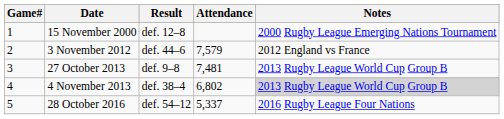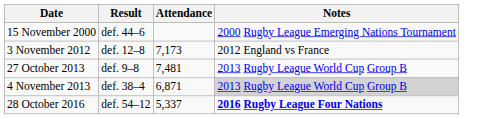- column: (25, 13)
(164, 31) def. 12–8 -> (123, 31) def. 44–6
(164, 50) def. 44–6 -> (123, 50) def. 12–8
(209, 50) 7,579 -> (169, 50) 7,173
(209, 86) 6,802 -> (169, 86) 6,871
(336, 104) normal -> (300, 104) bold
